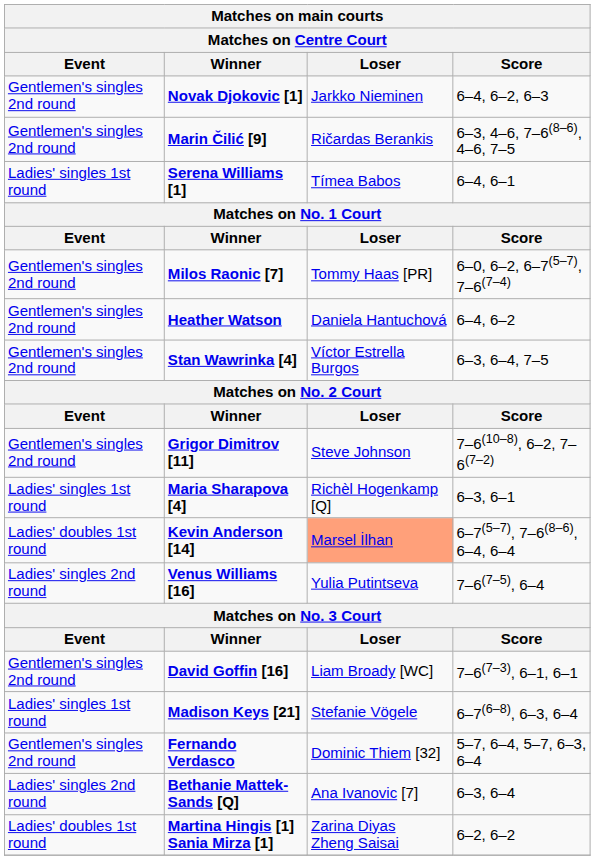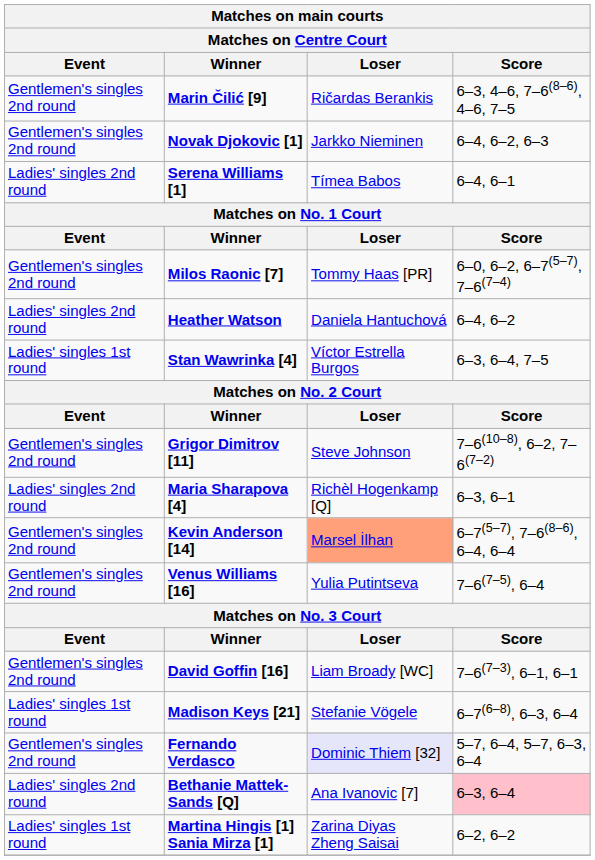rows swapped: (235, 96) <-> (217, 139)
(69, 182) Ladies' singles 1st round -> (72, 182) Ladies' singles 2nd round
(75, 319) Gentlemen's singles 2nd round -> (72, 319) Ladies' singles 2nd round
(75, 360) Gentlemen's singles 2nd round -> (69, 360) Ladies' singles 1st round
(69, 497) Ladies' singles 1st round -> (72, 497) Ladies' singles 2nd round
(72, 540) Ladies' doubles 1st round -> (75, 540) Gentlemen's singles 2nd round
(72, 583) Ladies' singles 2nd round -> (75, 583) Gentlemen's singles 2nd round
(376, 753) no background -> (376, 753) lavender background
(486, 794) no background -> (486, 794) pink background
(72, 834) Ladies' doubles 1st round -> (69, 834) Ladies' singles 1st round
